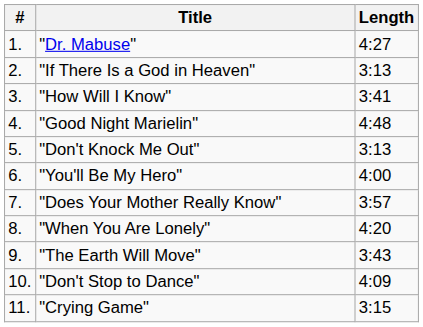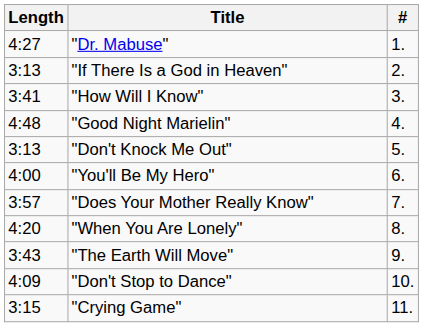columns swapped: (20, 17) <-> (387, 17)
